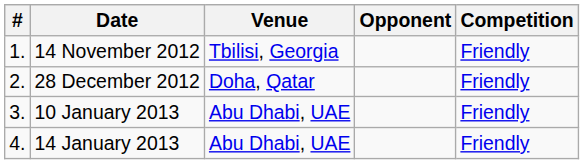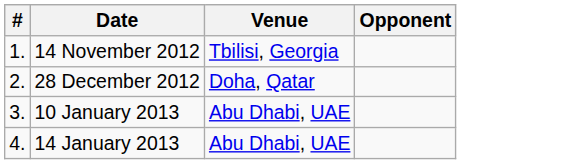- column: (517, 20)
